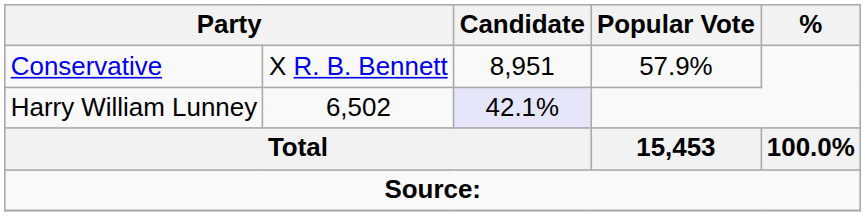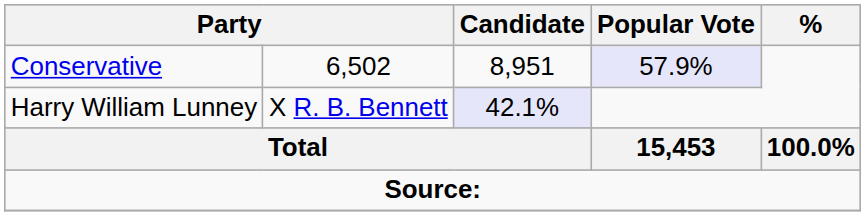(358, 66) X R. B. Bennett -> (358, 66) 6,502
(676, 66) no background -> (676, 66) lavender background
(358, 107) 6,502 -> (358, 107) X R. B. Bennett
